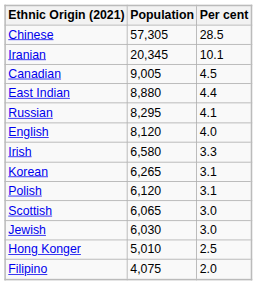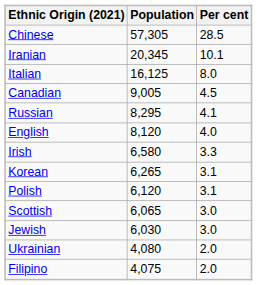+ row: (25, 74)
- row: (39, 93)
- row: (45, 249)
+ row: (34, 249)
